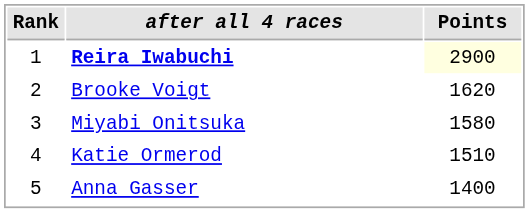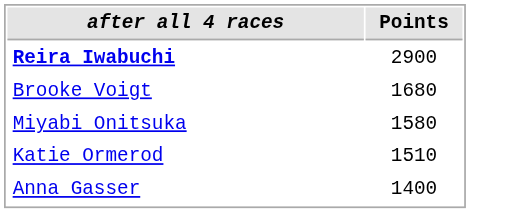- column: (36, 23)
(473, 58) lightyellow background -> (414, 58) no background
(473, 91) 1620 -> (414, 91) 1680
